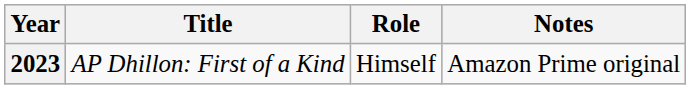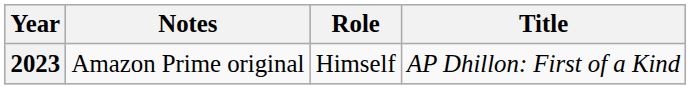columns swapped: (208, 24) <-> (564, 24)
